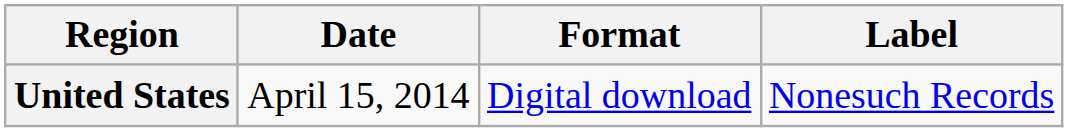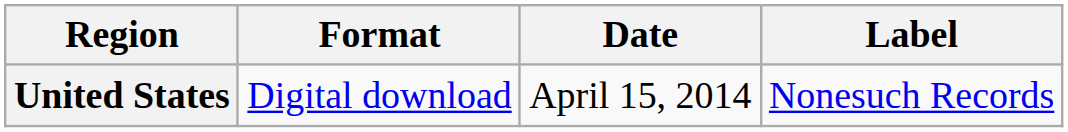columns swapped: (358, 34) <-> (619, 34)
